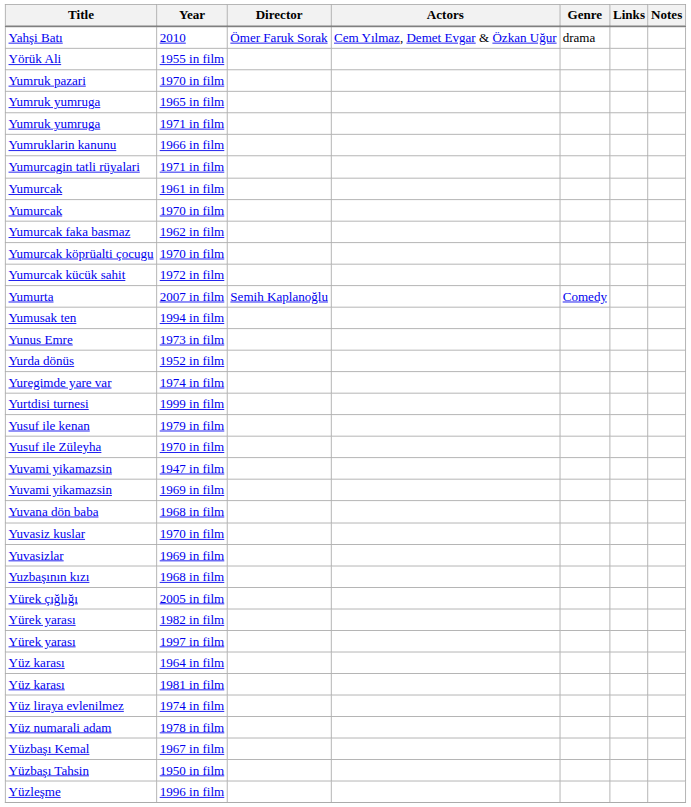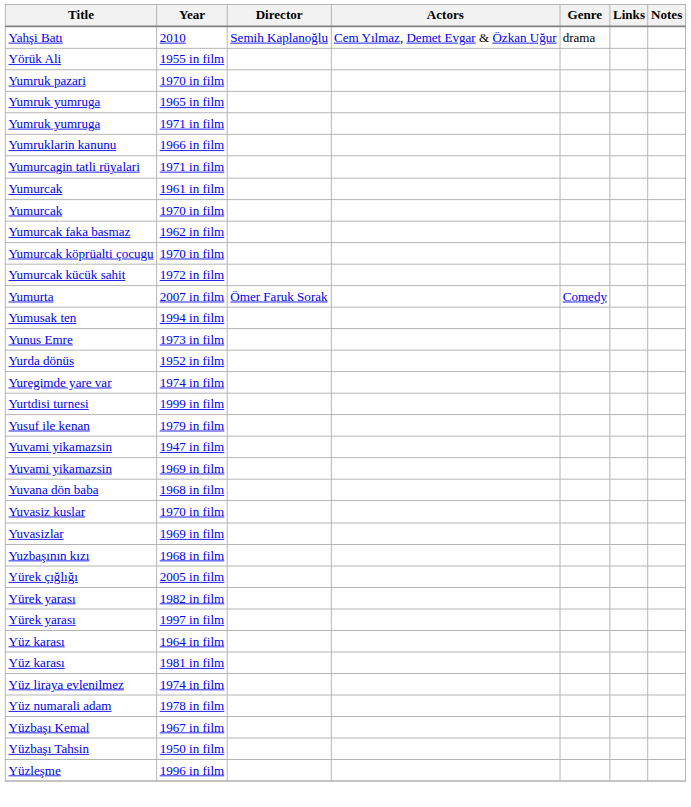(279, 37) Ömer Faruk Sorak -> (279, 37) Semih Kaplanoğlu
(279, 296) Semih Kaplanoğlu -> (279, 296) Ömer Faruk Sorak
- row: (55, 447)
